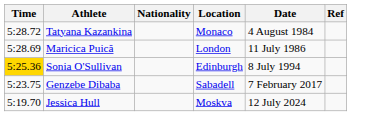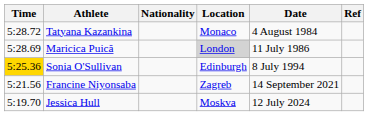(213, 48) no background -> (217, 48) lightgrey background
- row: (83, 84)
+ row: (91, 84)
